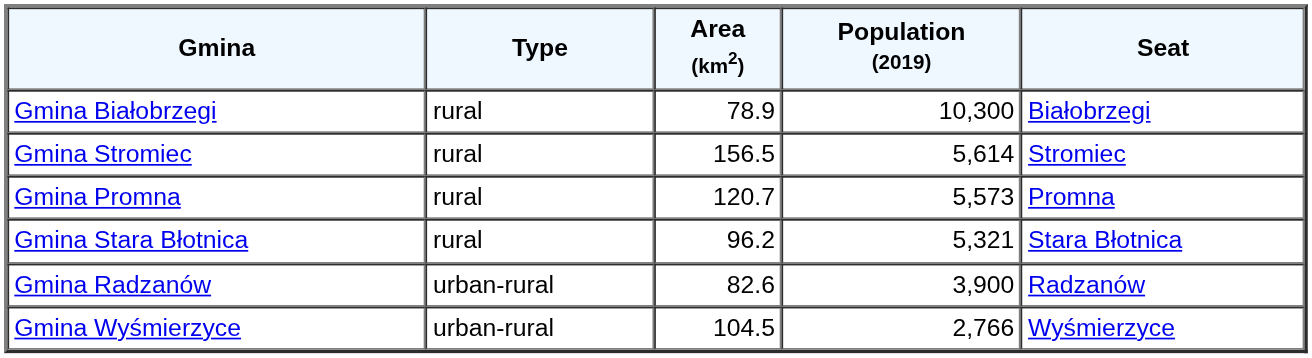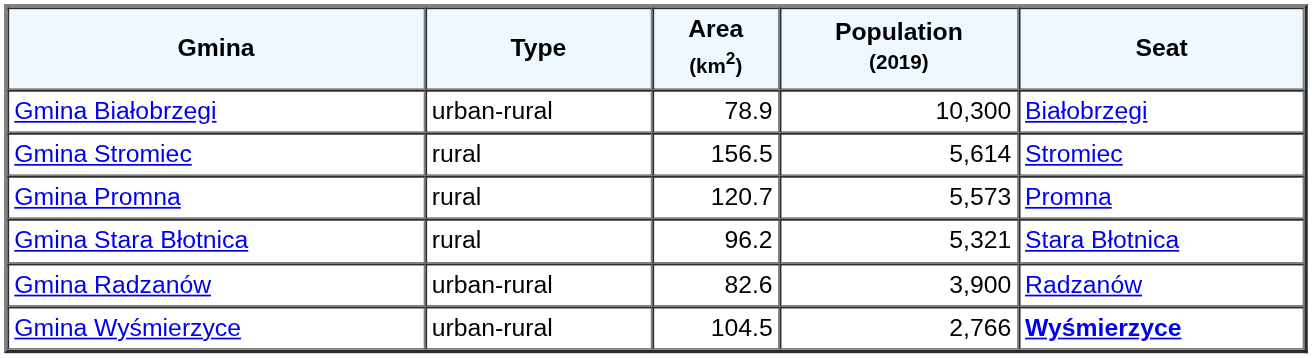(458, 110) rural -> (492, 110) urban-rural
(1102, 327) normal -> (1103, 327) bold
